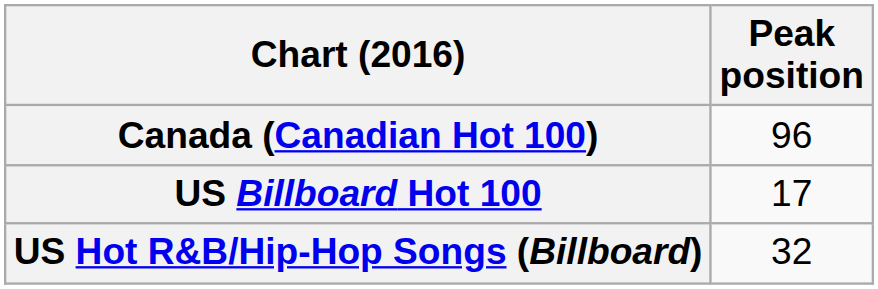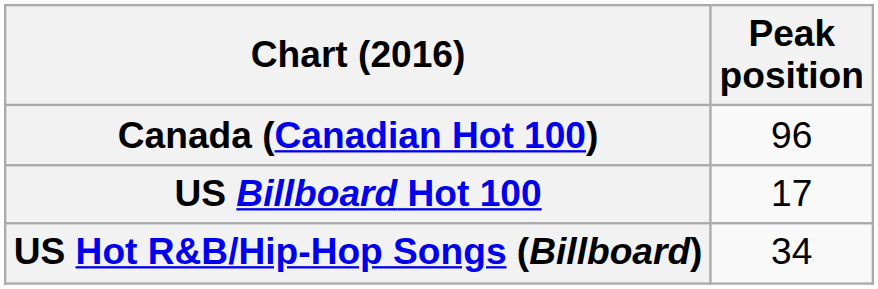(792, 252) 32 -> (792, 252) 34
